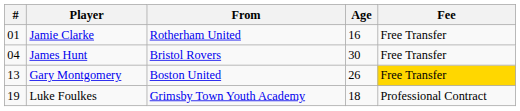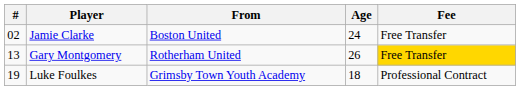(13, 35) 01 -> (13, 35) 02
(195, 35) Rotherham United -> (185, 35) Boston United
(354, 35) 16 -> (354, 35) 24
- row: (58, 55)
(185, 75) Boston United -> (195, 55) Rotherham United
